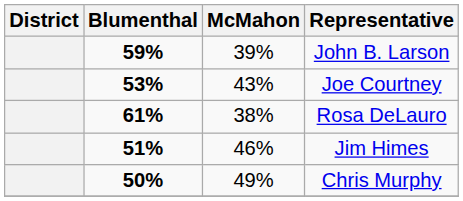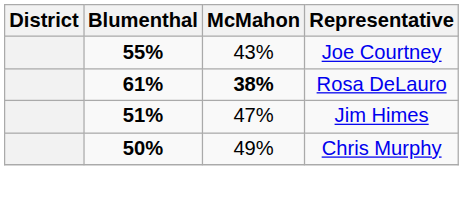- row: (382, 52)
(143, 84) 53% -> (143, 52) 55%
(254, 116) normal -> (254, 84) bold
(254, 148) 46% -> (254, 116) 47%
